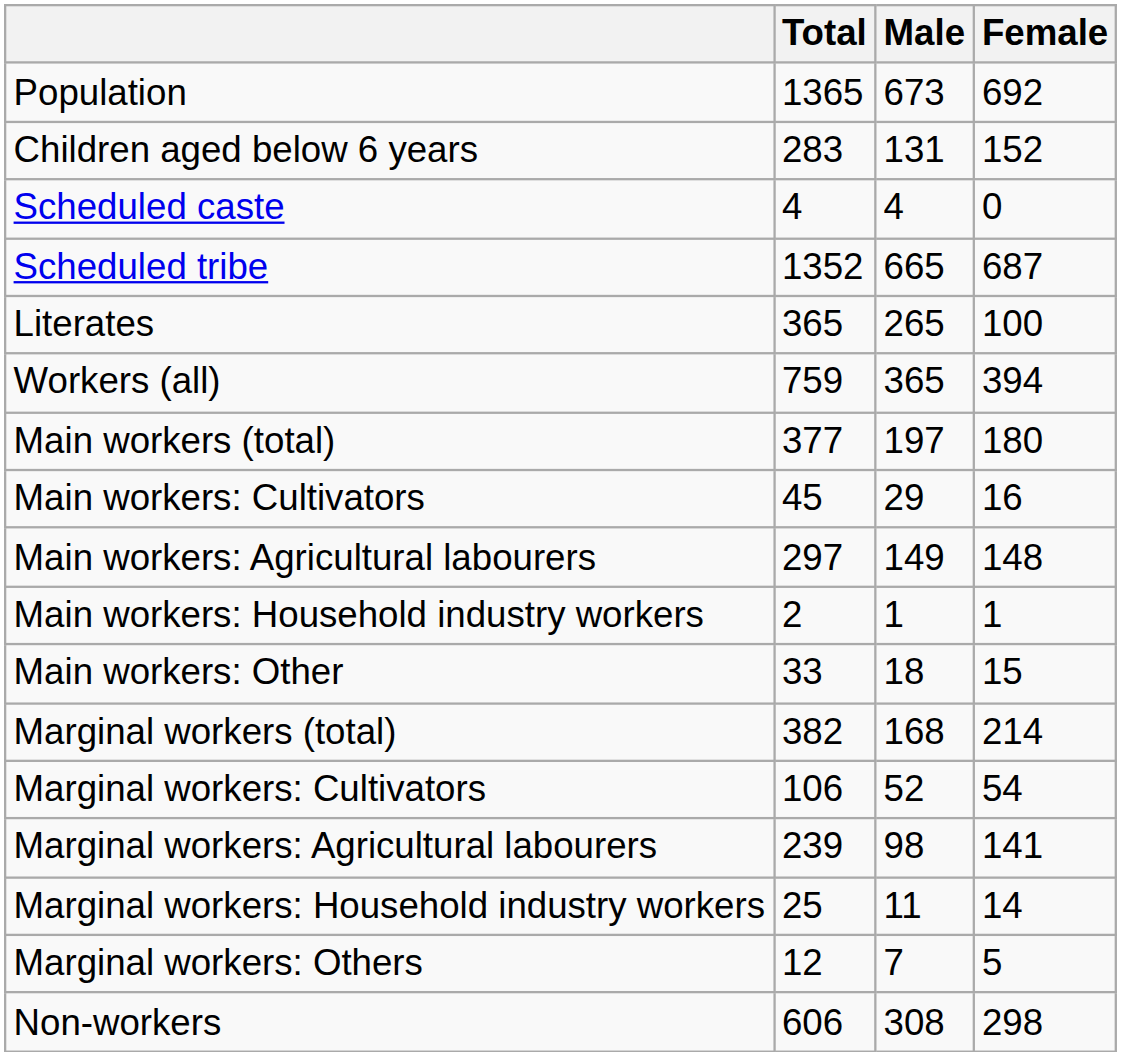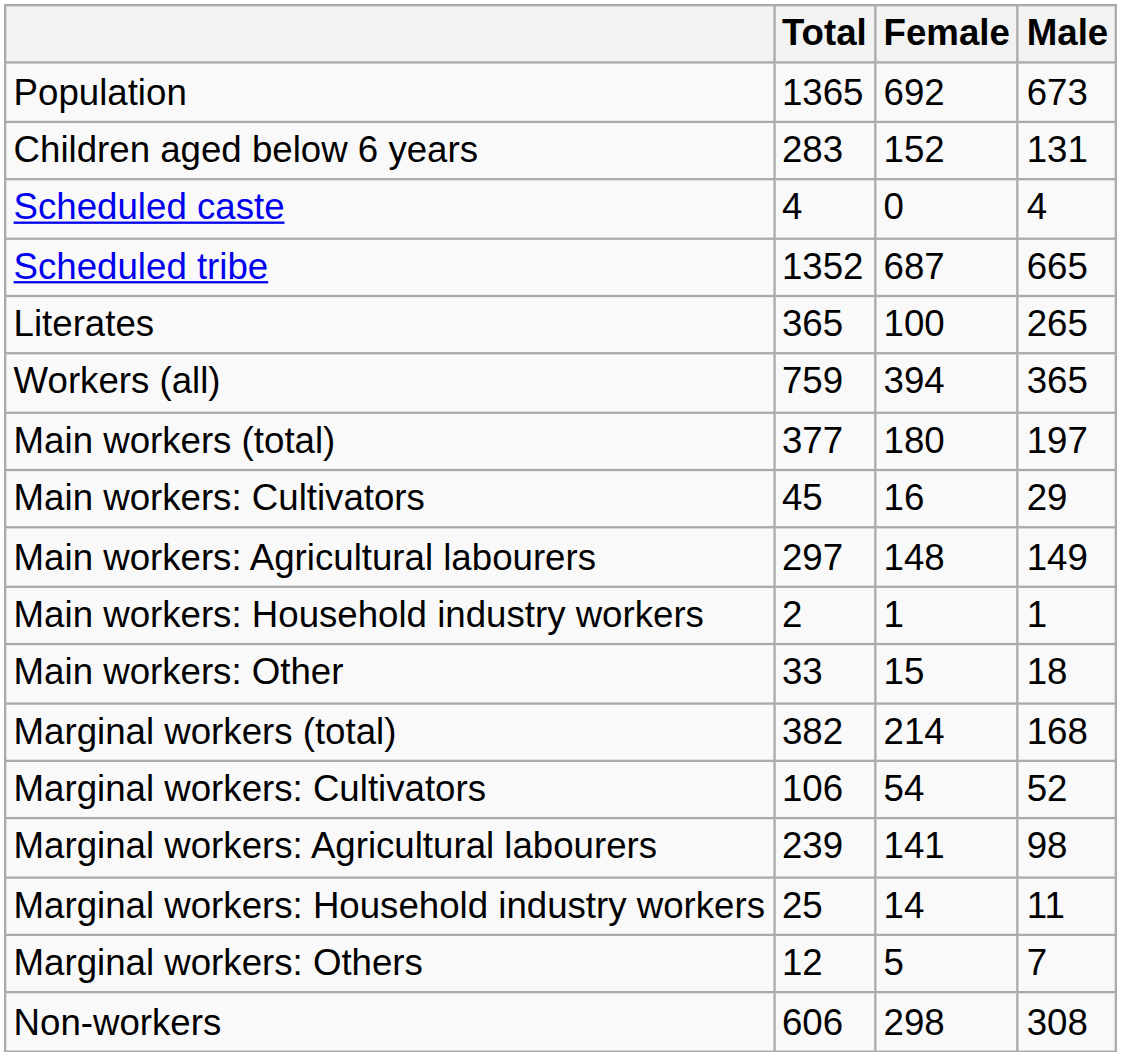columns swapped: (924, 33) <-> (1045, 33)
